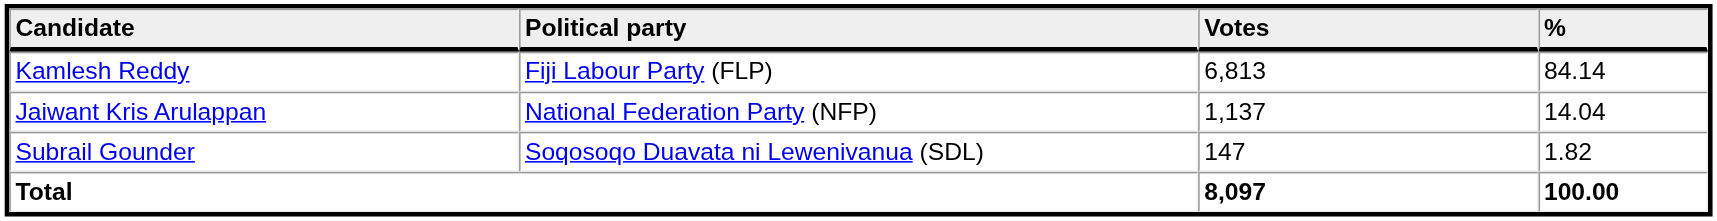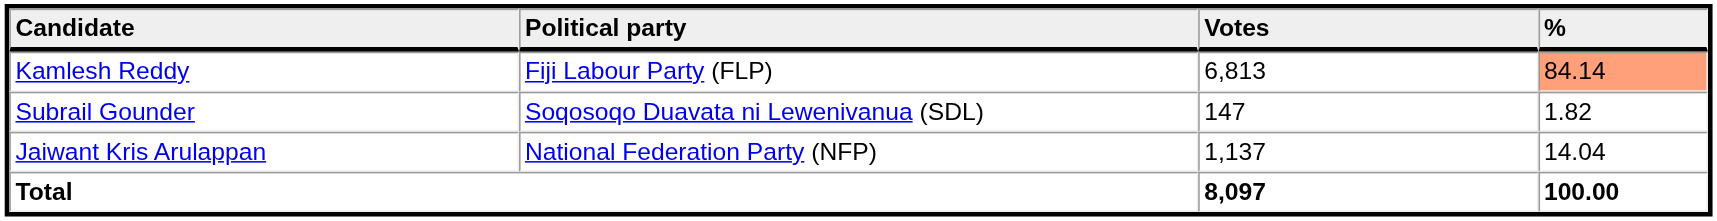(1575, 71) no background -> (1575, 71) lightsalmon background
rows swapped: (141, 111) <-> (105, 151)
